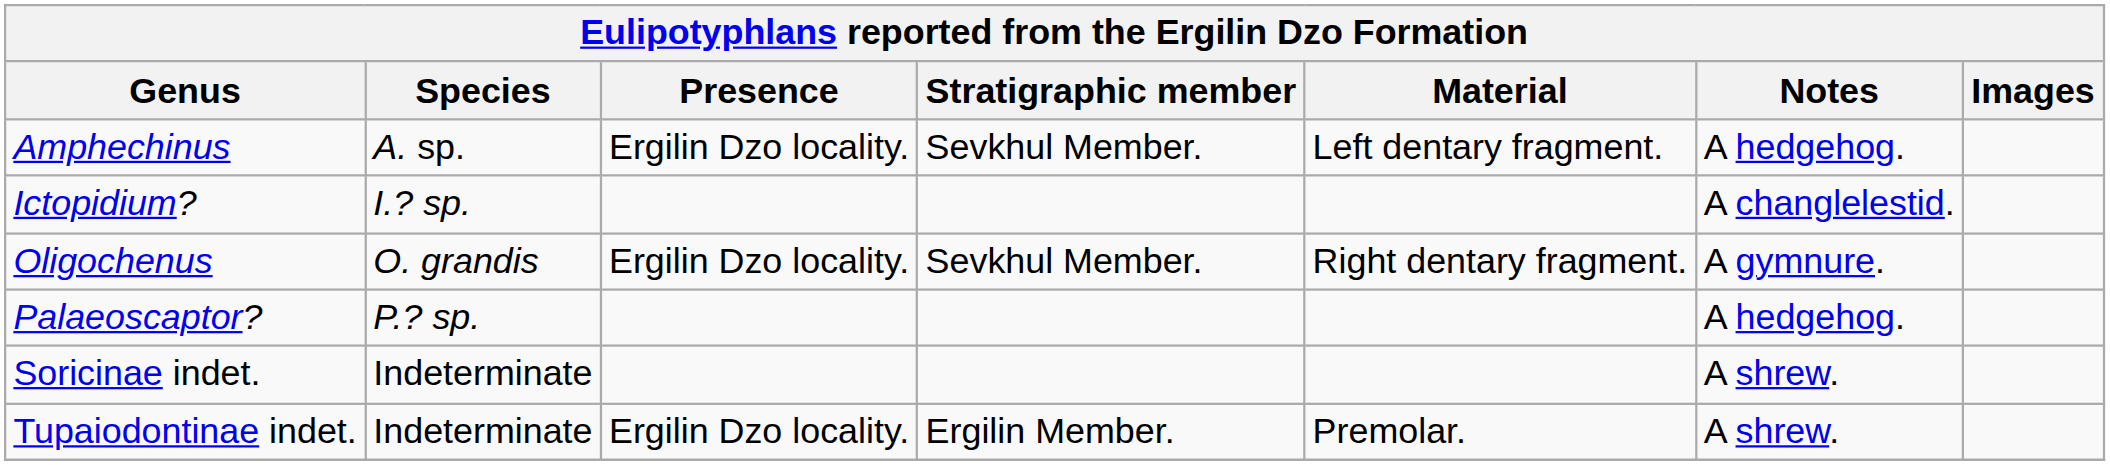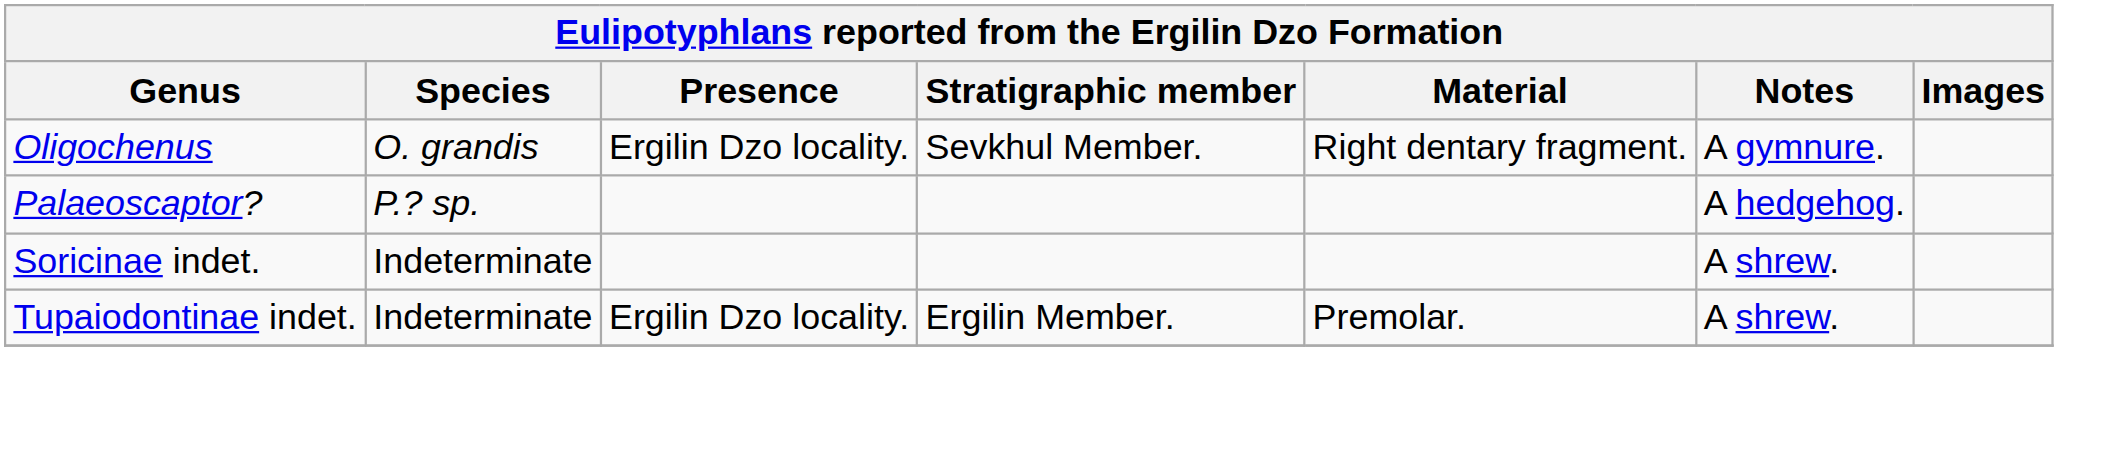- row: (122, 146)
- row: (105, 203)
